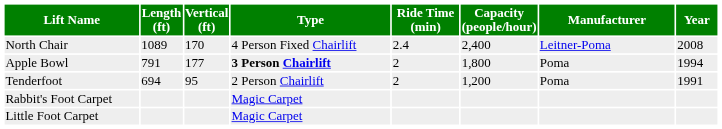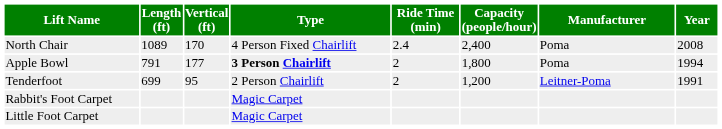(575, 45) Leitner-Poma -> (555, 45) Poma
(151, 80) 694 -> (151, 80) 699
(555, 80) Poma -> (575, 80) Leitner-Poma
